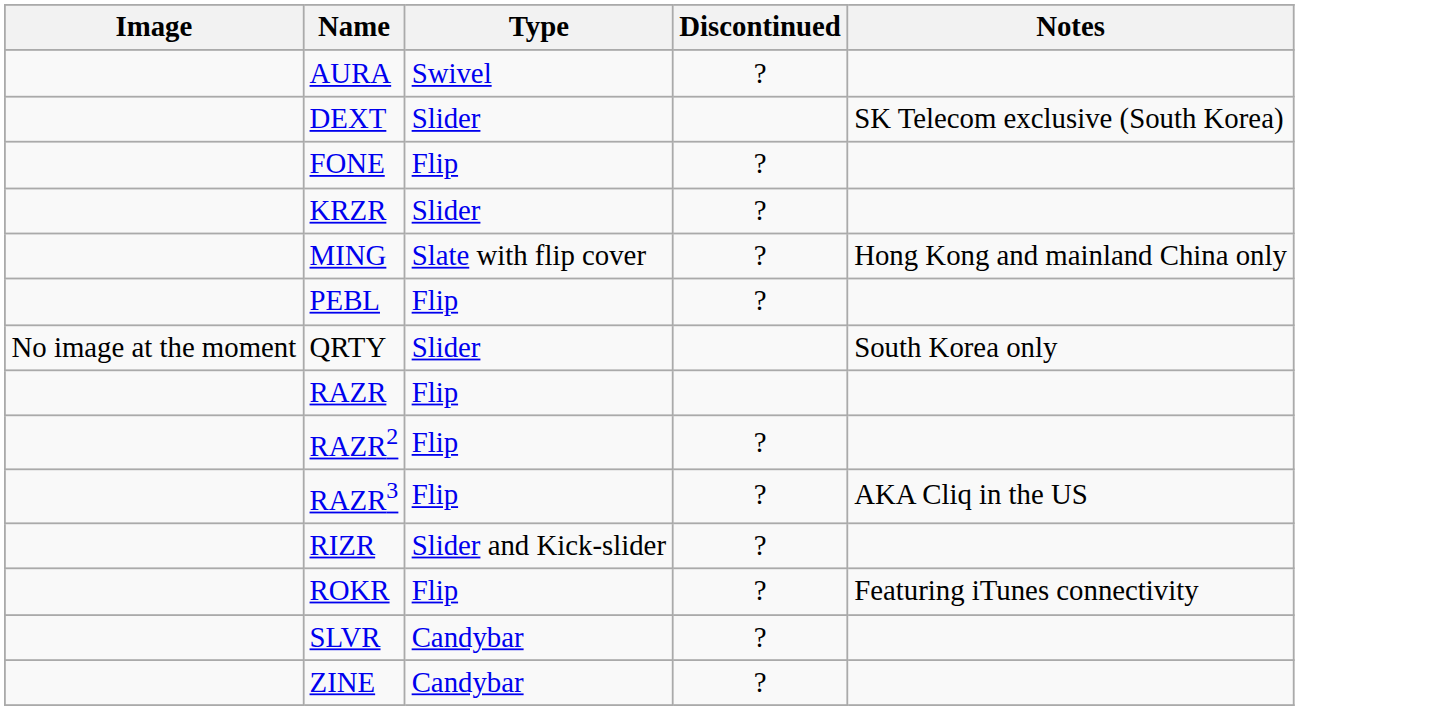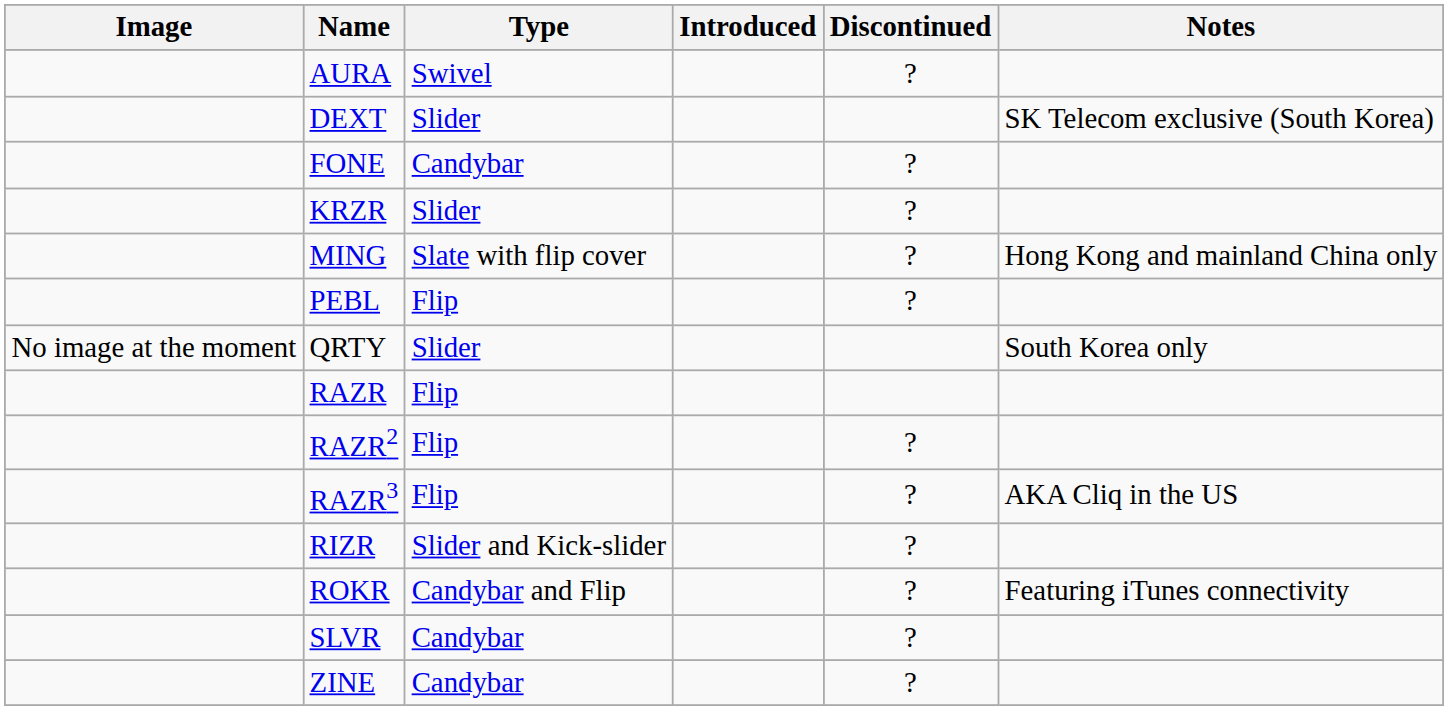+ column: (748, 27)
(435, 164) Flip -> (468, 164) Candybar
(435, 591) Flip -> (519, 591) Candybar and Flip
